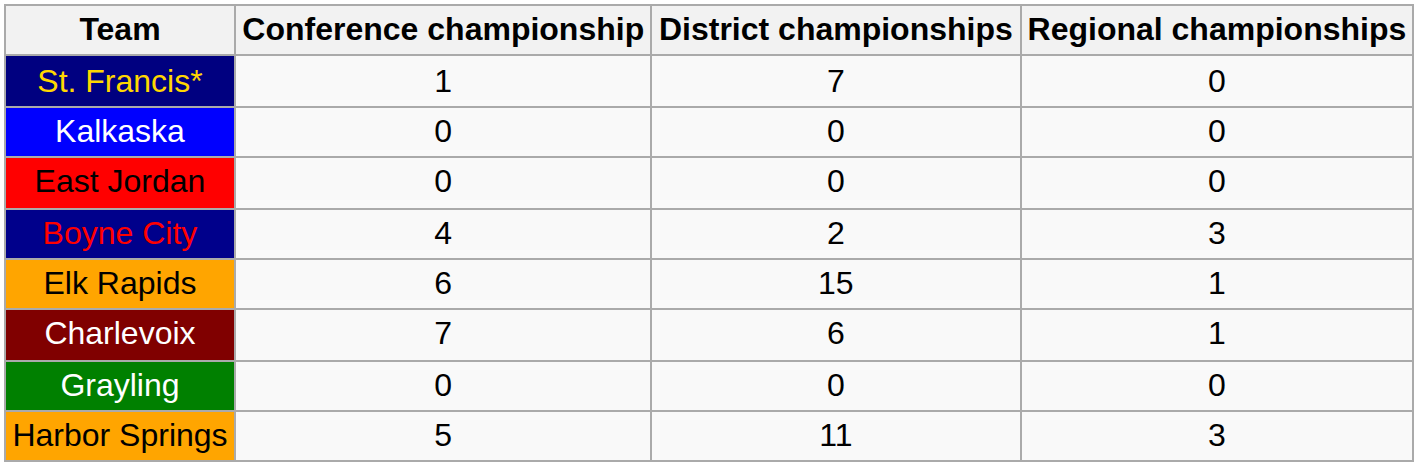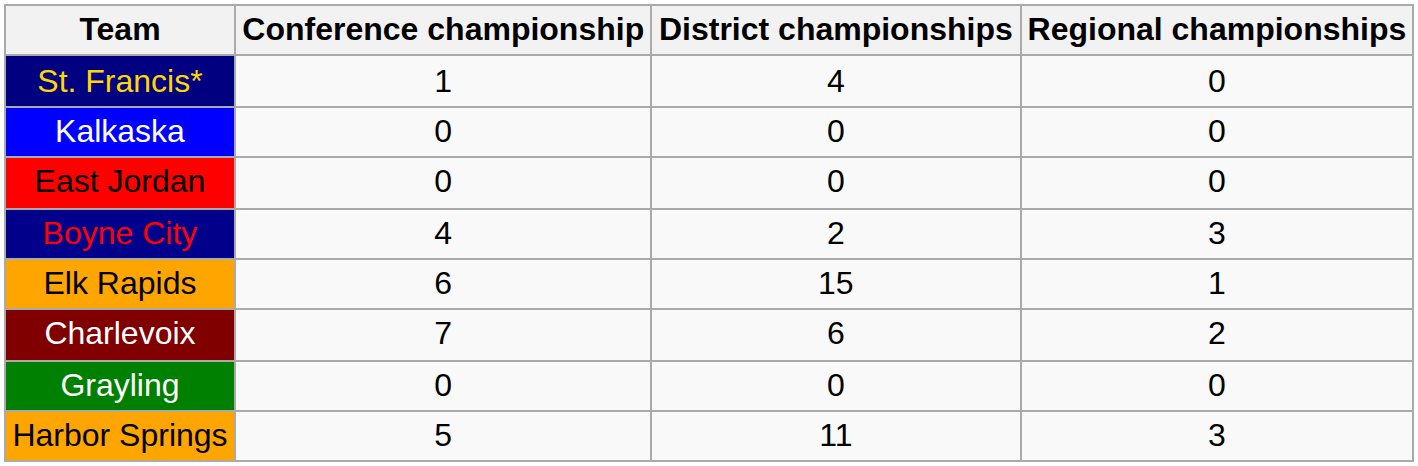(836, 80) 7 -> (836, 80) 4
(1217, 334) 1 -> (1217, 334) 2
